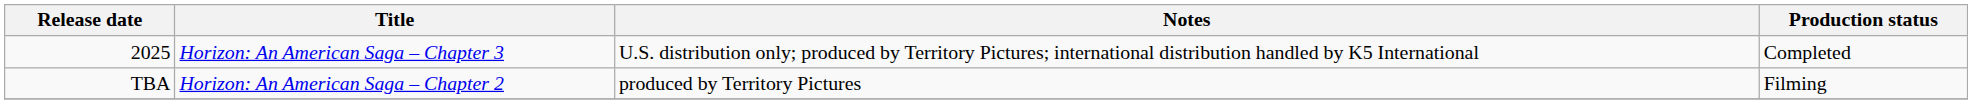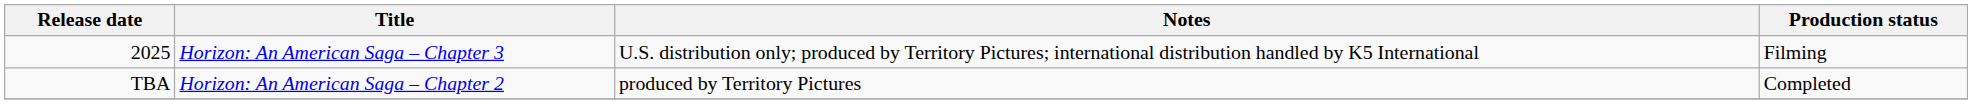(1807, 51) Completed -> (1795, 51) Filming
(1795, 83) Filming -> (1807, 83) Completed
